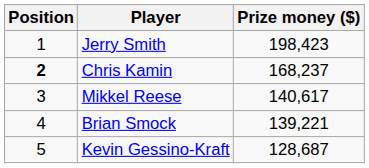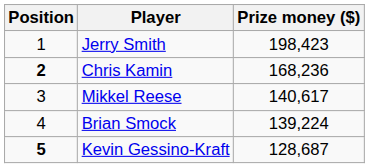(299, 70) 168,237 -> (299, 70) 168,236
(299, 123) 139,221 -> (299, 123) 139,224
(41, 149) normal -> (41, 149) bold
